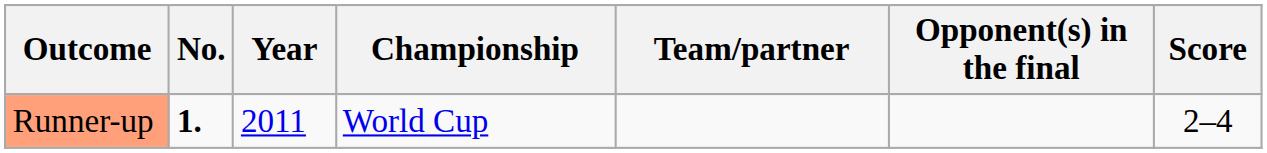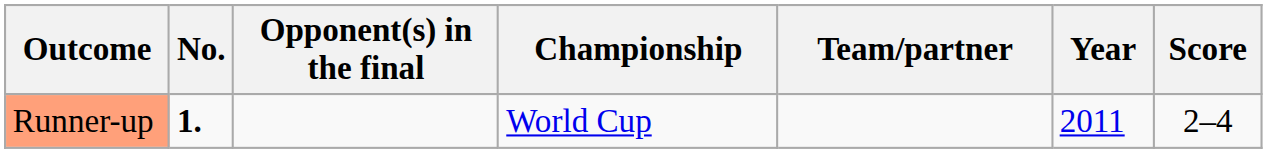columns swapped: (284, 49) <-> (1021, 49)
